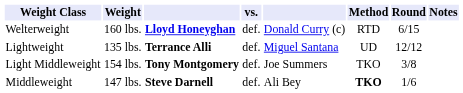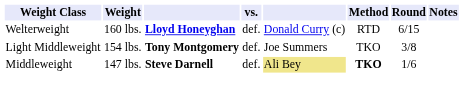- row: (35, 47)
(282, 82) no background -> (282, 64) khaki background
